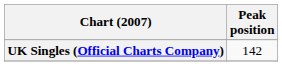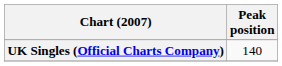(252, 50) 142 -> (252, 50) 140
